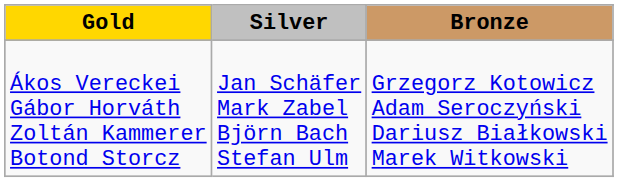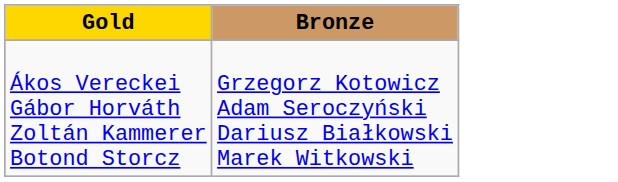- column: (289, 23)
